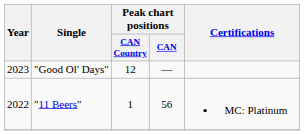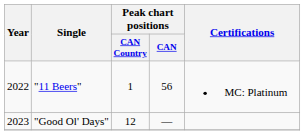rows swapped: (58, 104) <-> (71, 69)
